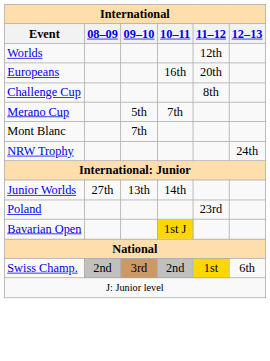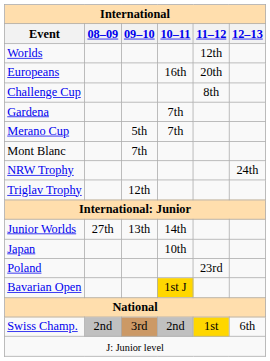+ row: (28, 111)
+ row: (44, 190)
+ row: (21, 248)
